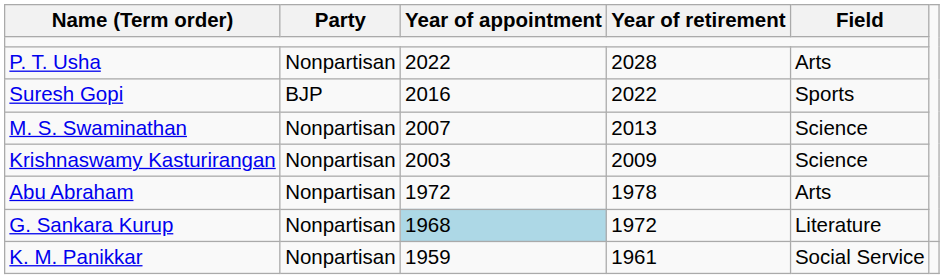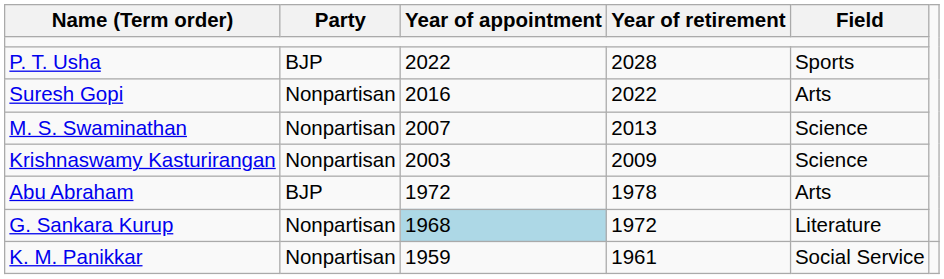(340, 62) Nonpartisan -> (304, 62) BJP
(813, 62) Arts -> (825, 62) Sports
(304, 95) BJP -> (340, 95) Nonpartisan
(825, 95) Sports -> (813, 95) Arts
(340, 192) Nonpartisan -> (304, 192) BJP
